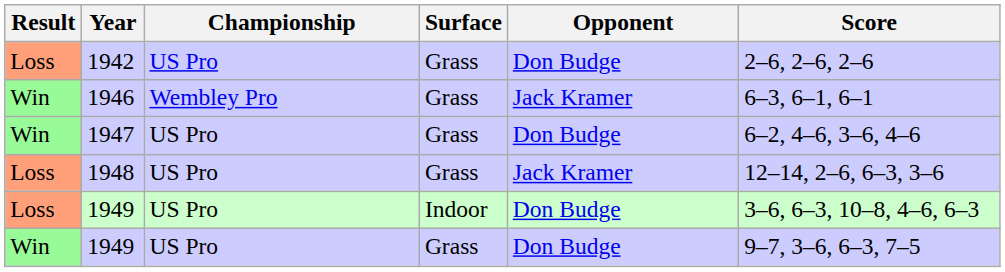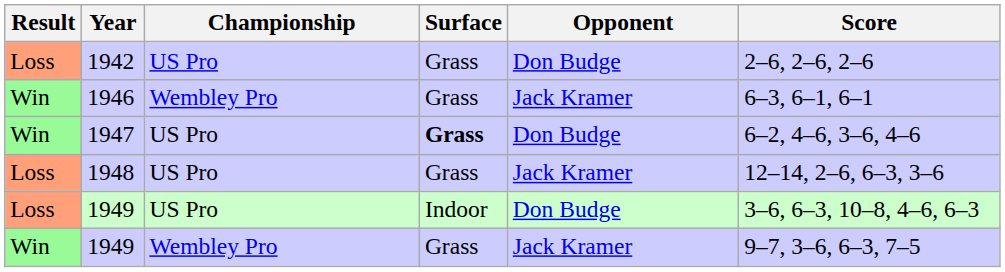(452, 135) normal -> (454, 135) bold
(184, 246) US Pro -> (213, 246) Wembley Pro
(567, 246) Don Budge -> (573, 246) Jack Kramer
